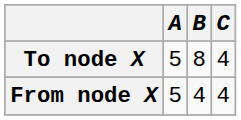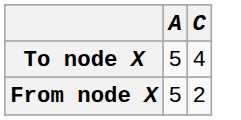- column: (199, 23)
(223, 96) 4 -> (199, 96) 2
